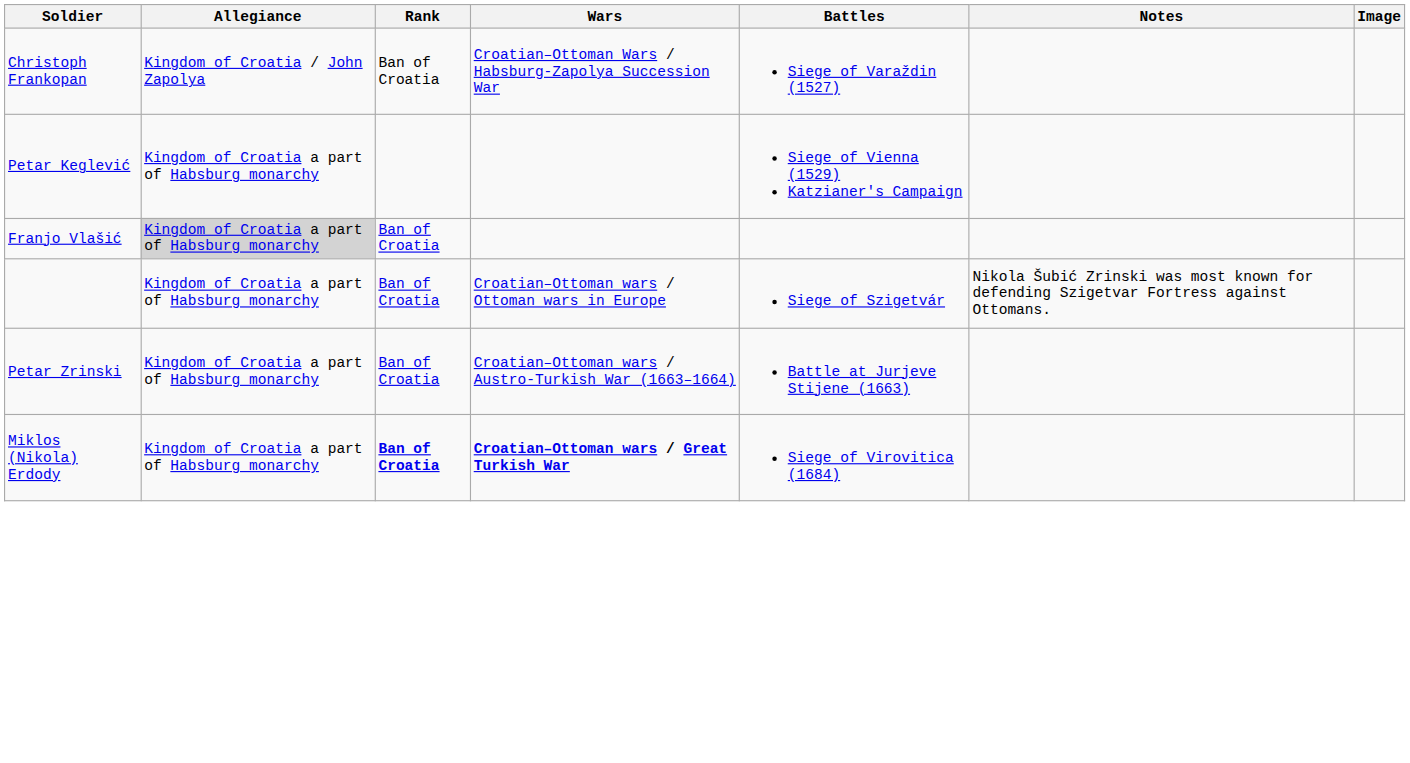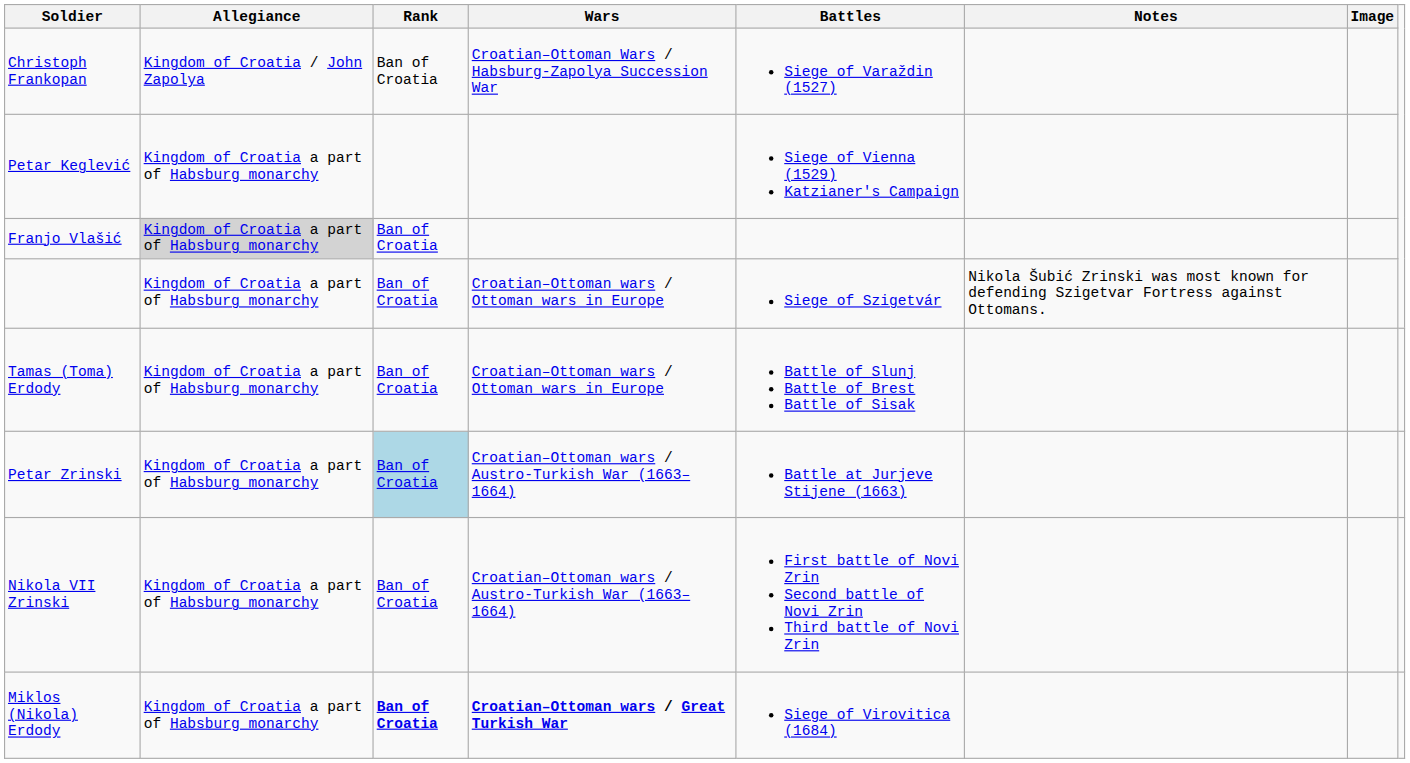+ row: (60, 380)
(409, 371) no background -> (407, 475) lightblue background
+ row: (52, 595)
